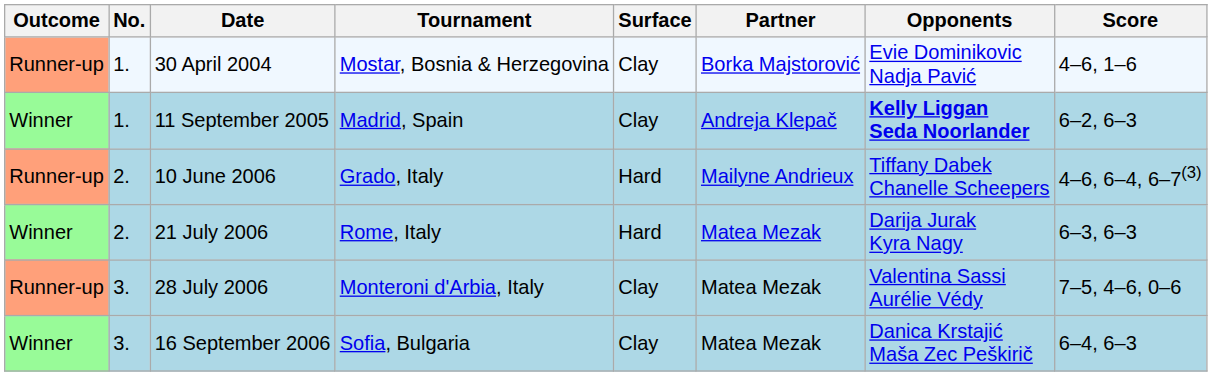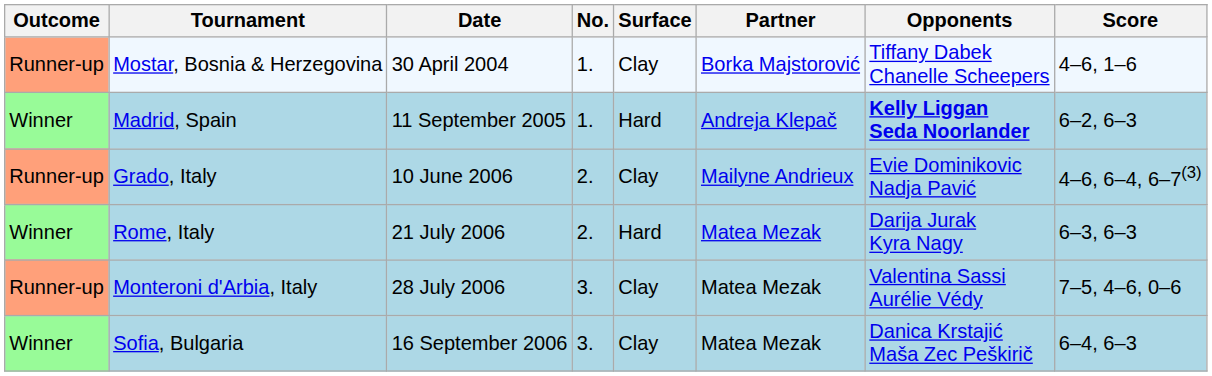columns swapped: (129, 20) <-> (474, 20)
(946, 64) Evie Dominikovic Nadja Pavić -> (959, 64) Tiffany Dabek Chanelle Scheepers
(638, 120) Clay -> (640, 120) Hard
(640, 175) Hard -> (638, 175) Clay
(959, 175) Tiffany Dabek Chanelle Scheepers -> (946, 175) Evie Dominikovic Nadja Pavić
